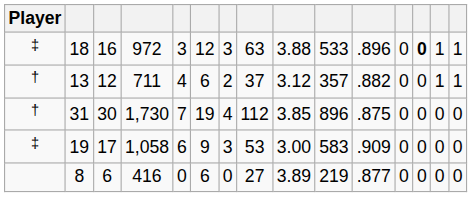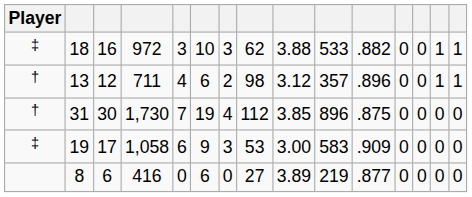(205, 48) 12 -> (205, 48) 10
(255, 48) 63 -> (255, 48) 62
(374, 48) .896 -> (374, 48) .882
(422, 48) bold -> (422, 48) normal
(255, 81) 37 -> (255, 81) 98
(374, 81) .882 -> (374, 81) .896
